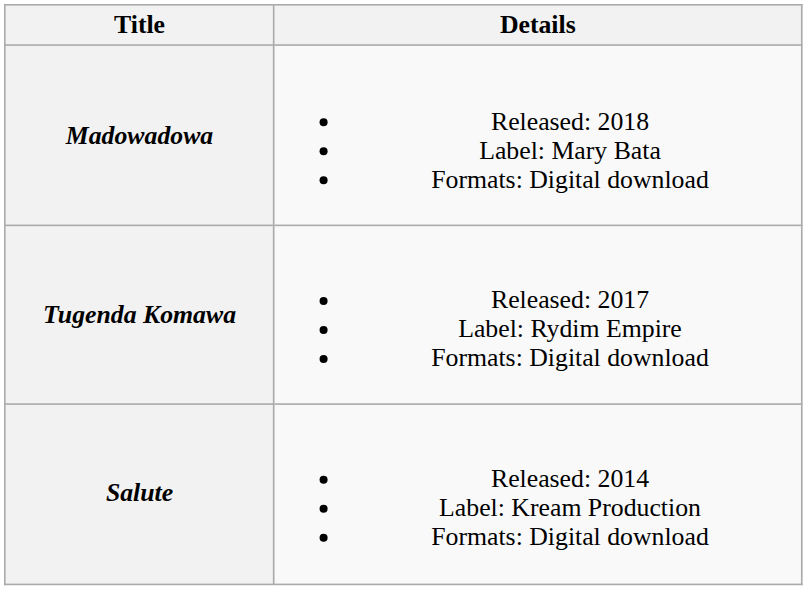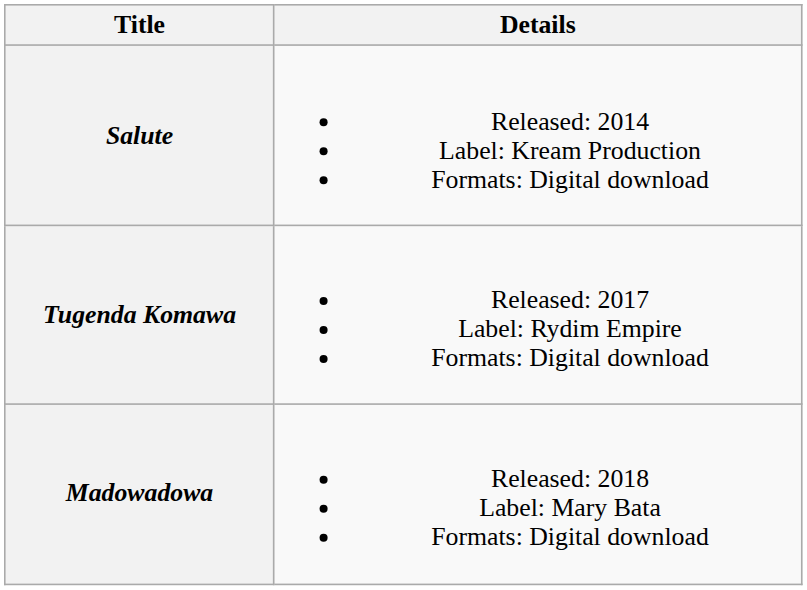rows swapped: (140, 493) <-> (140, 135)
